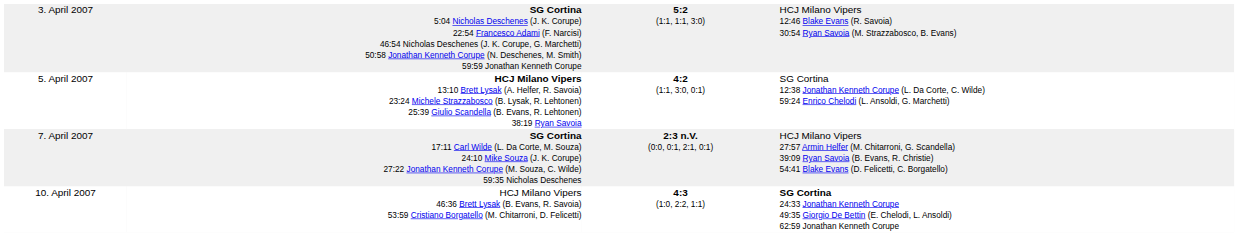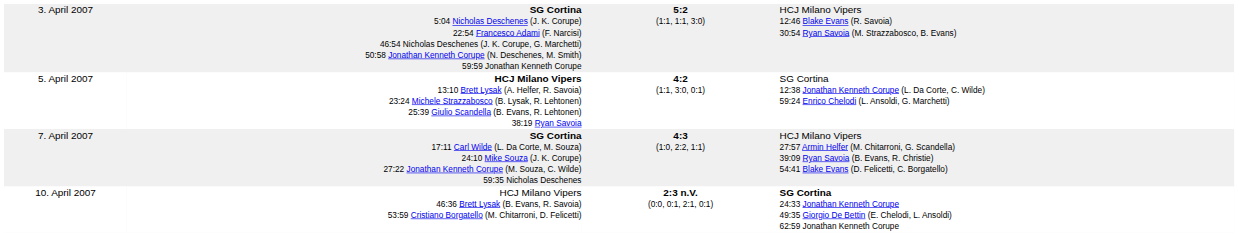(681, 141) 2:3 n.V. (0:0, 0:1, 2:1, 0:1) -> (681, 141) 4:3 (1:0, 2:2, 1:1)
(681, 198) 4:3 (1:0, 2:2, 1:1) -> (681, 198) 2:3 n.V. (0:0, 0:1, 2:1, 0:1)
